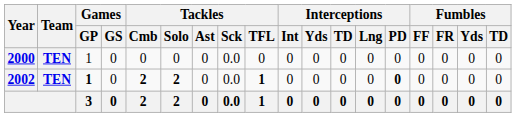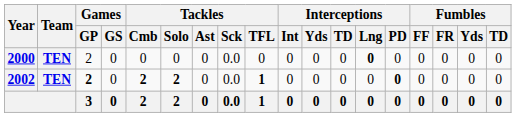(89, 58) 1 -> (89, 58) 2
(371, 58) normal -> (371, 58) bold
(89, 79) 1 -> (89, 79) 2
